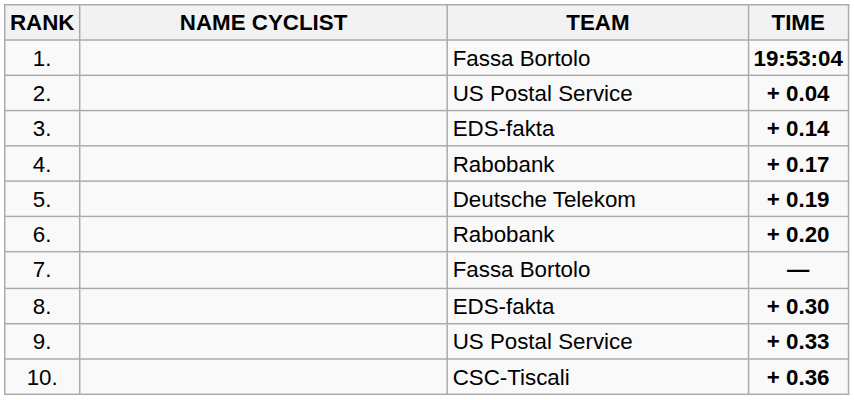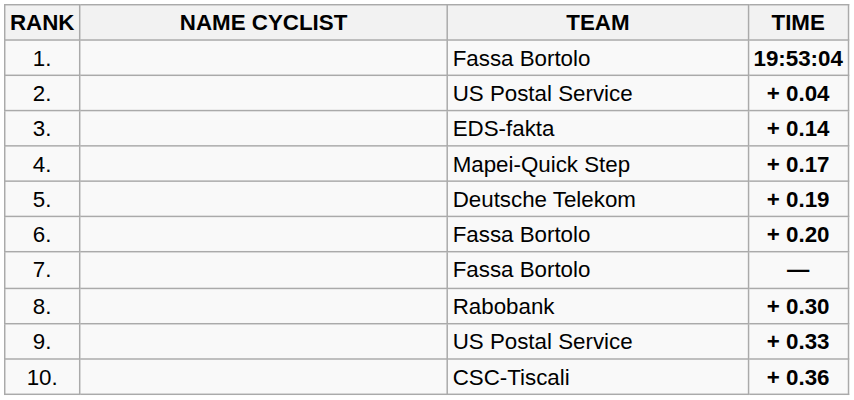(504, 164) Rabobank -> (541, 164) Mapei-Quick Step
(504, 235) Rabobank -> (522, 235) Fassa Bortolo
(504, 306) EDS-fakta -> (504, 306) Rabobank
